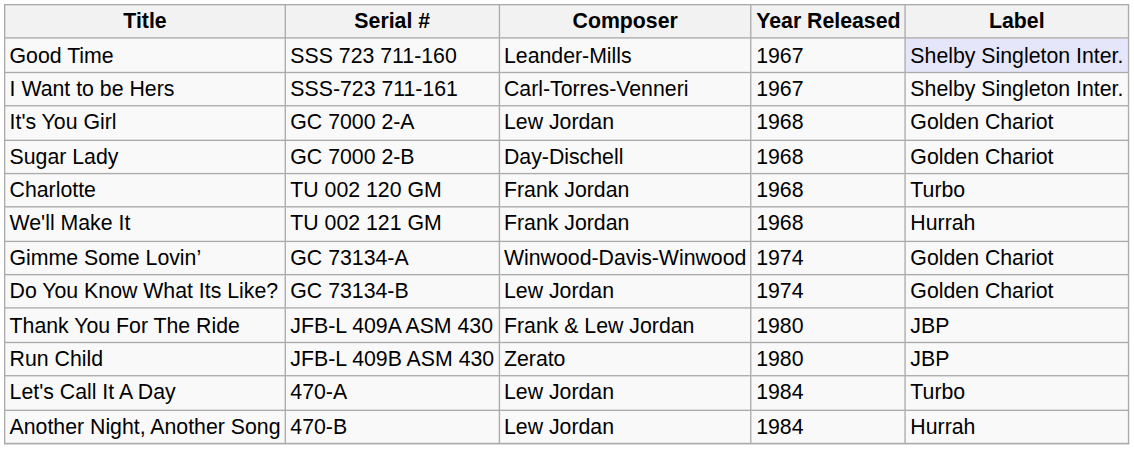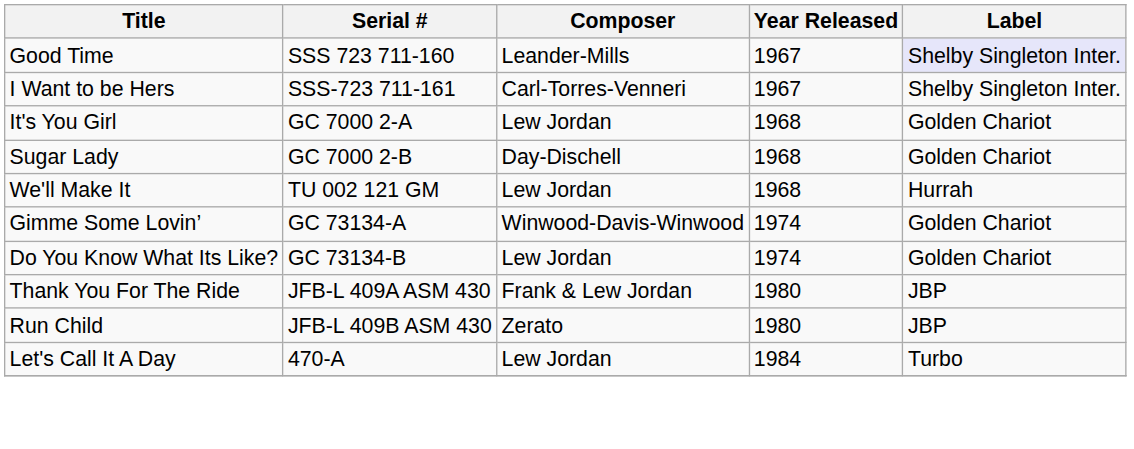- row: (53, 190)
(567, 223) Frank Jordan -> (557, 190) Lew Jordan
- row: (145, 426)
